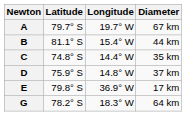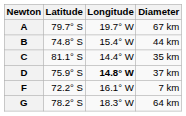(67, 42) 81.1° S -> (67, 42) 74.8° S
(67, 57) 74.8° S -> (67, 57) 81.1° S
(117, 73) normal -> (117, 73) bold
- row: (24, 88)
+ row: (24, 88)
